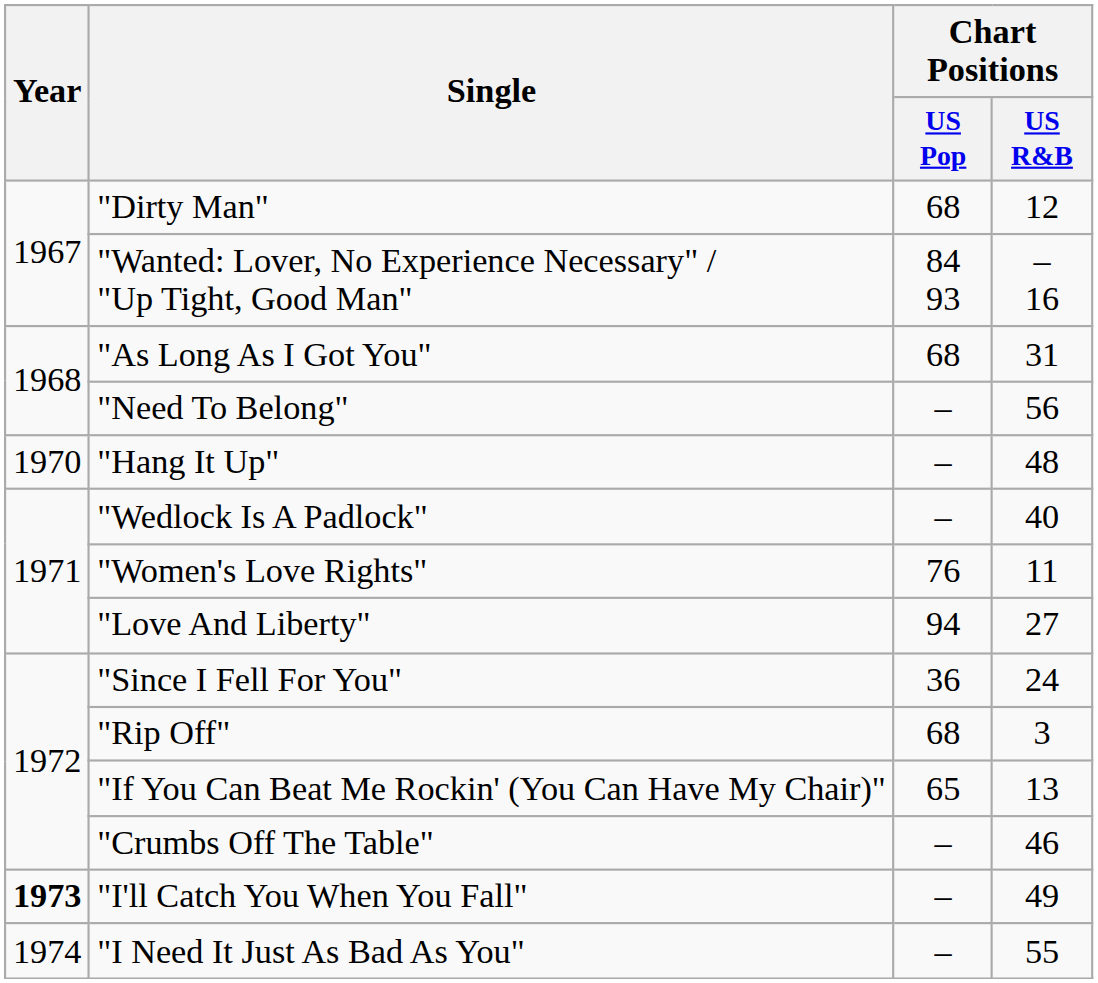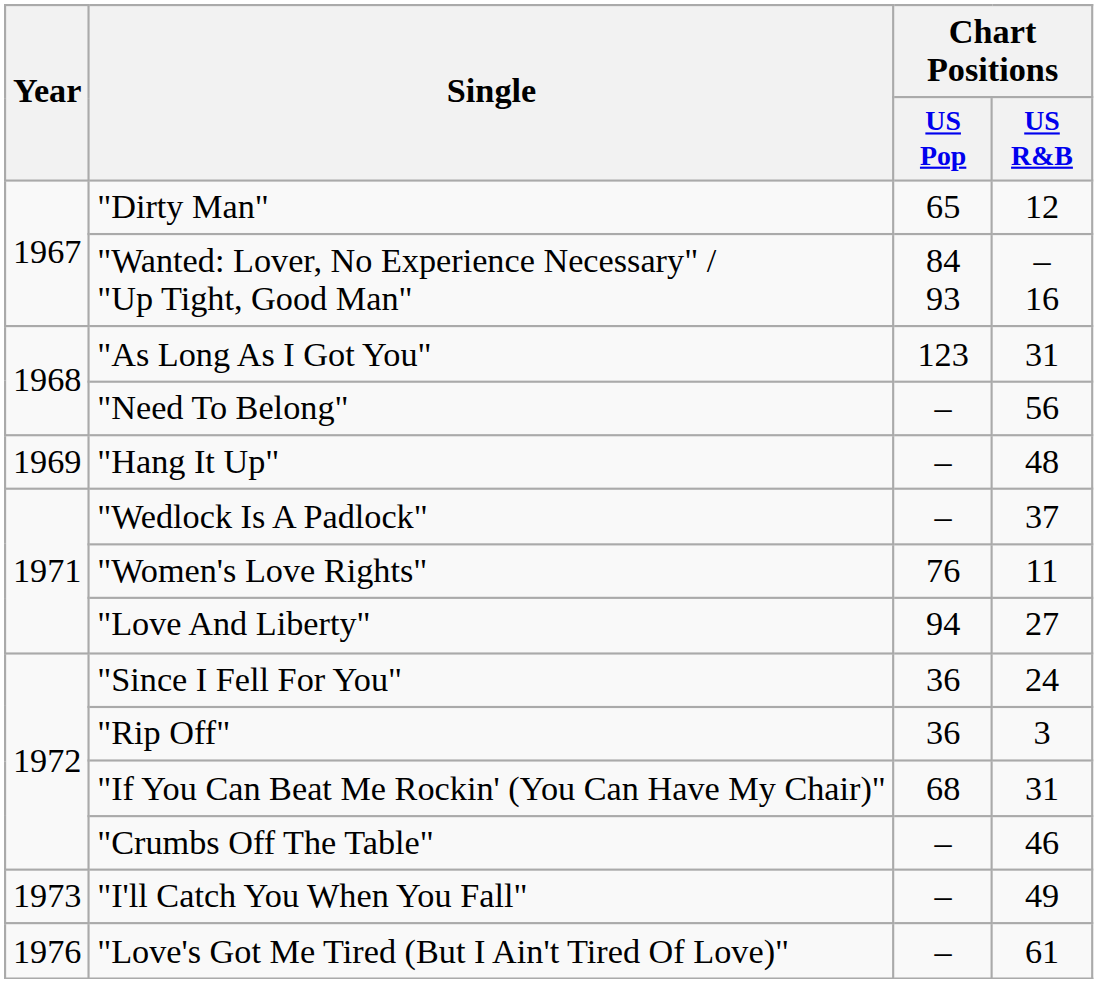(943, 206) 68 -> (943, 206) 65
(943, 353) 68 -> (943, 353) 123
(47, 461) 1970 -> (47, 461) 1969
(1042, 516) 40 -> (1042, 516) 37
(943, 733) 68 -> (943, 733) 36
(943, 787) 65 -> (943, 787) 68
(1042, 787) 13 -> (1042, 787) 31
(47, 896) bold -> (47, 896) normal
- row: (311, 950)
+ row: (443, 950)
